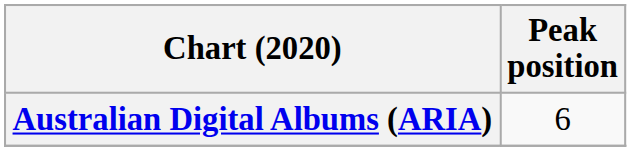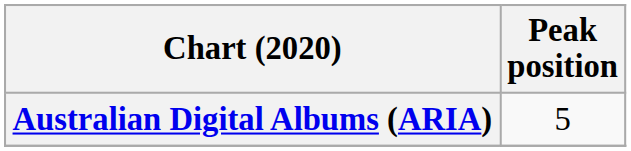(563, 118) 6 -> (563, 118) 5
